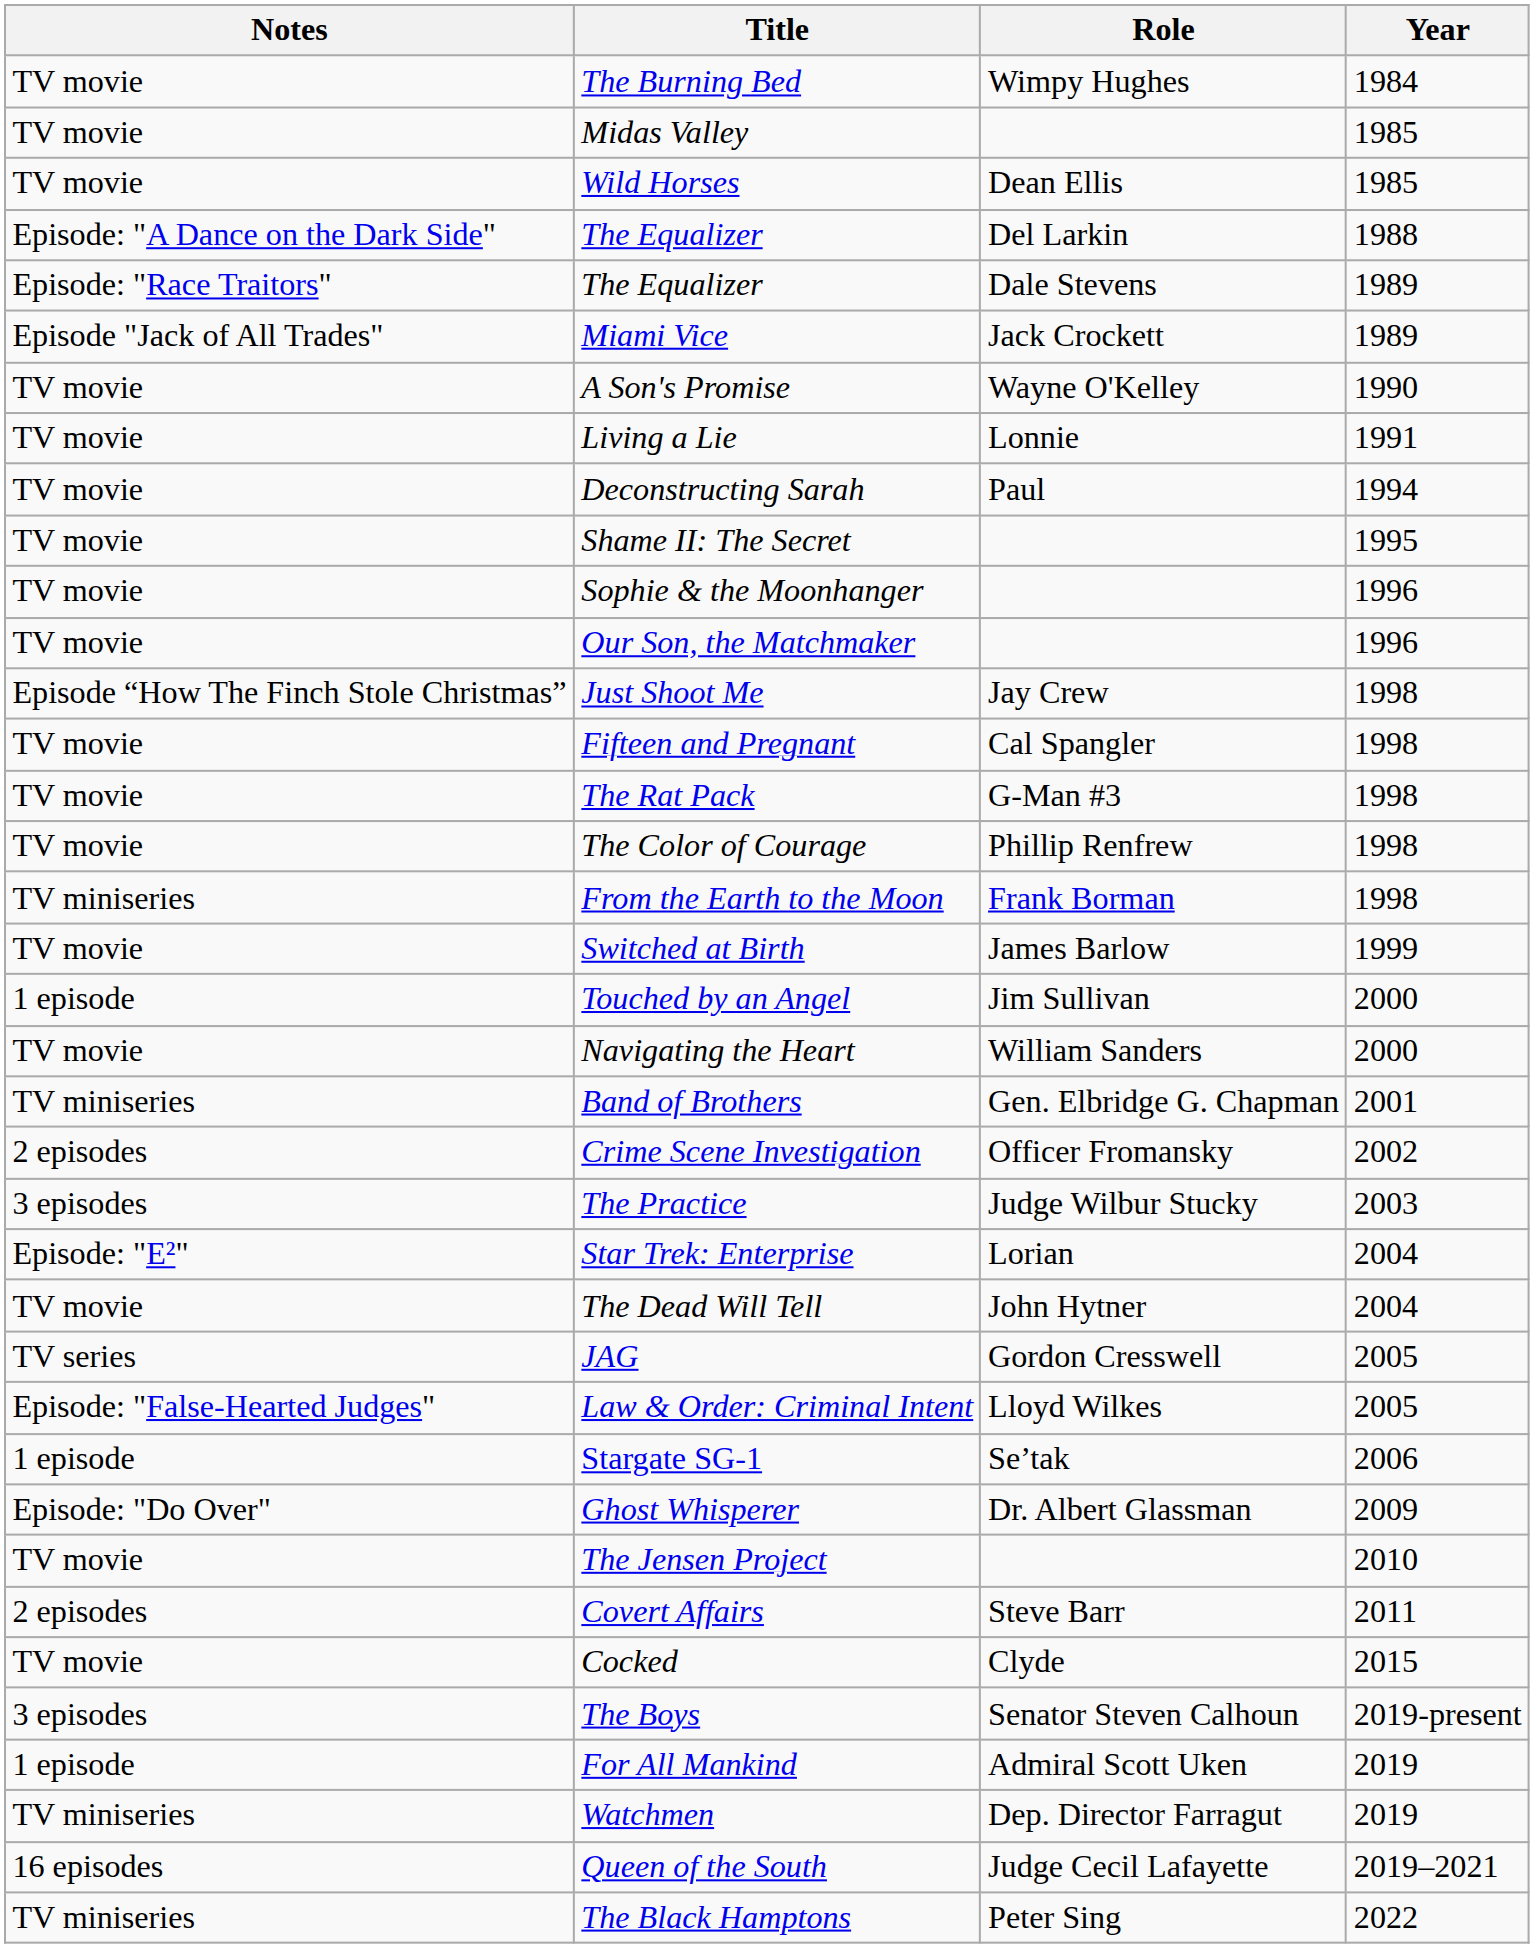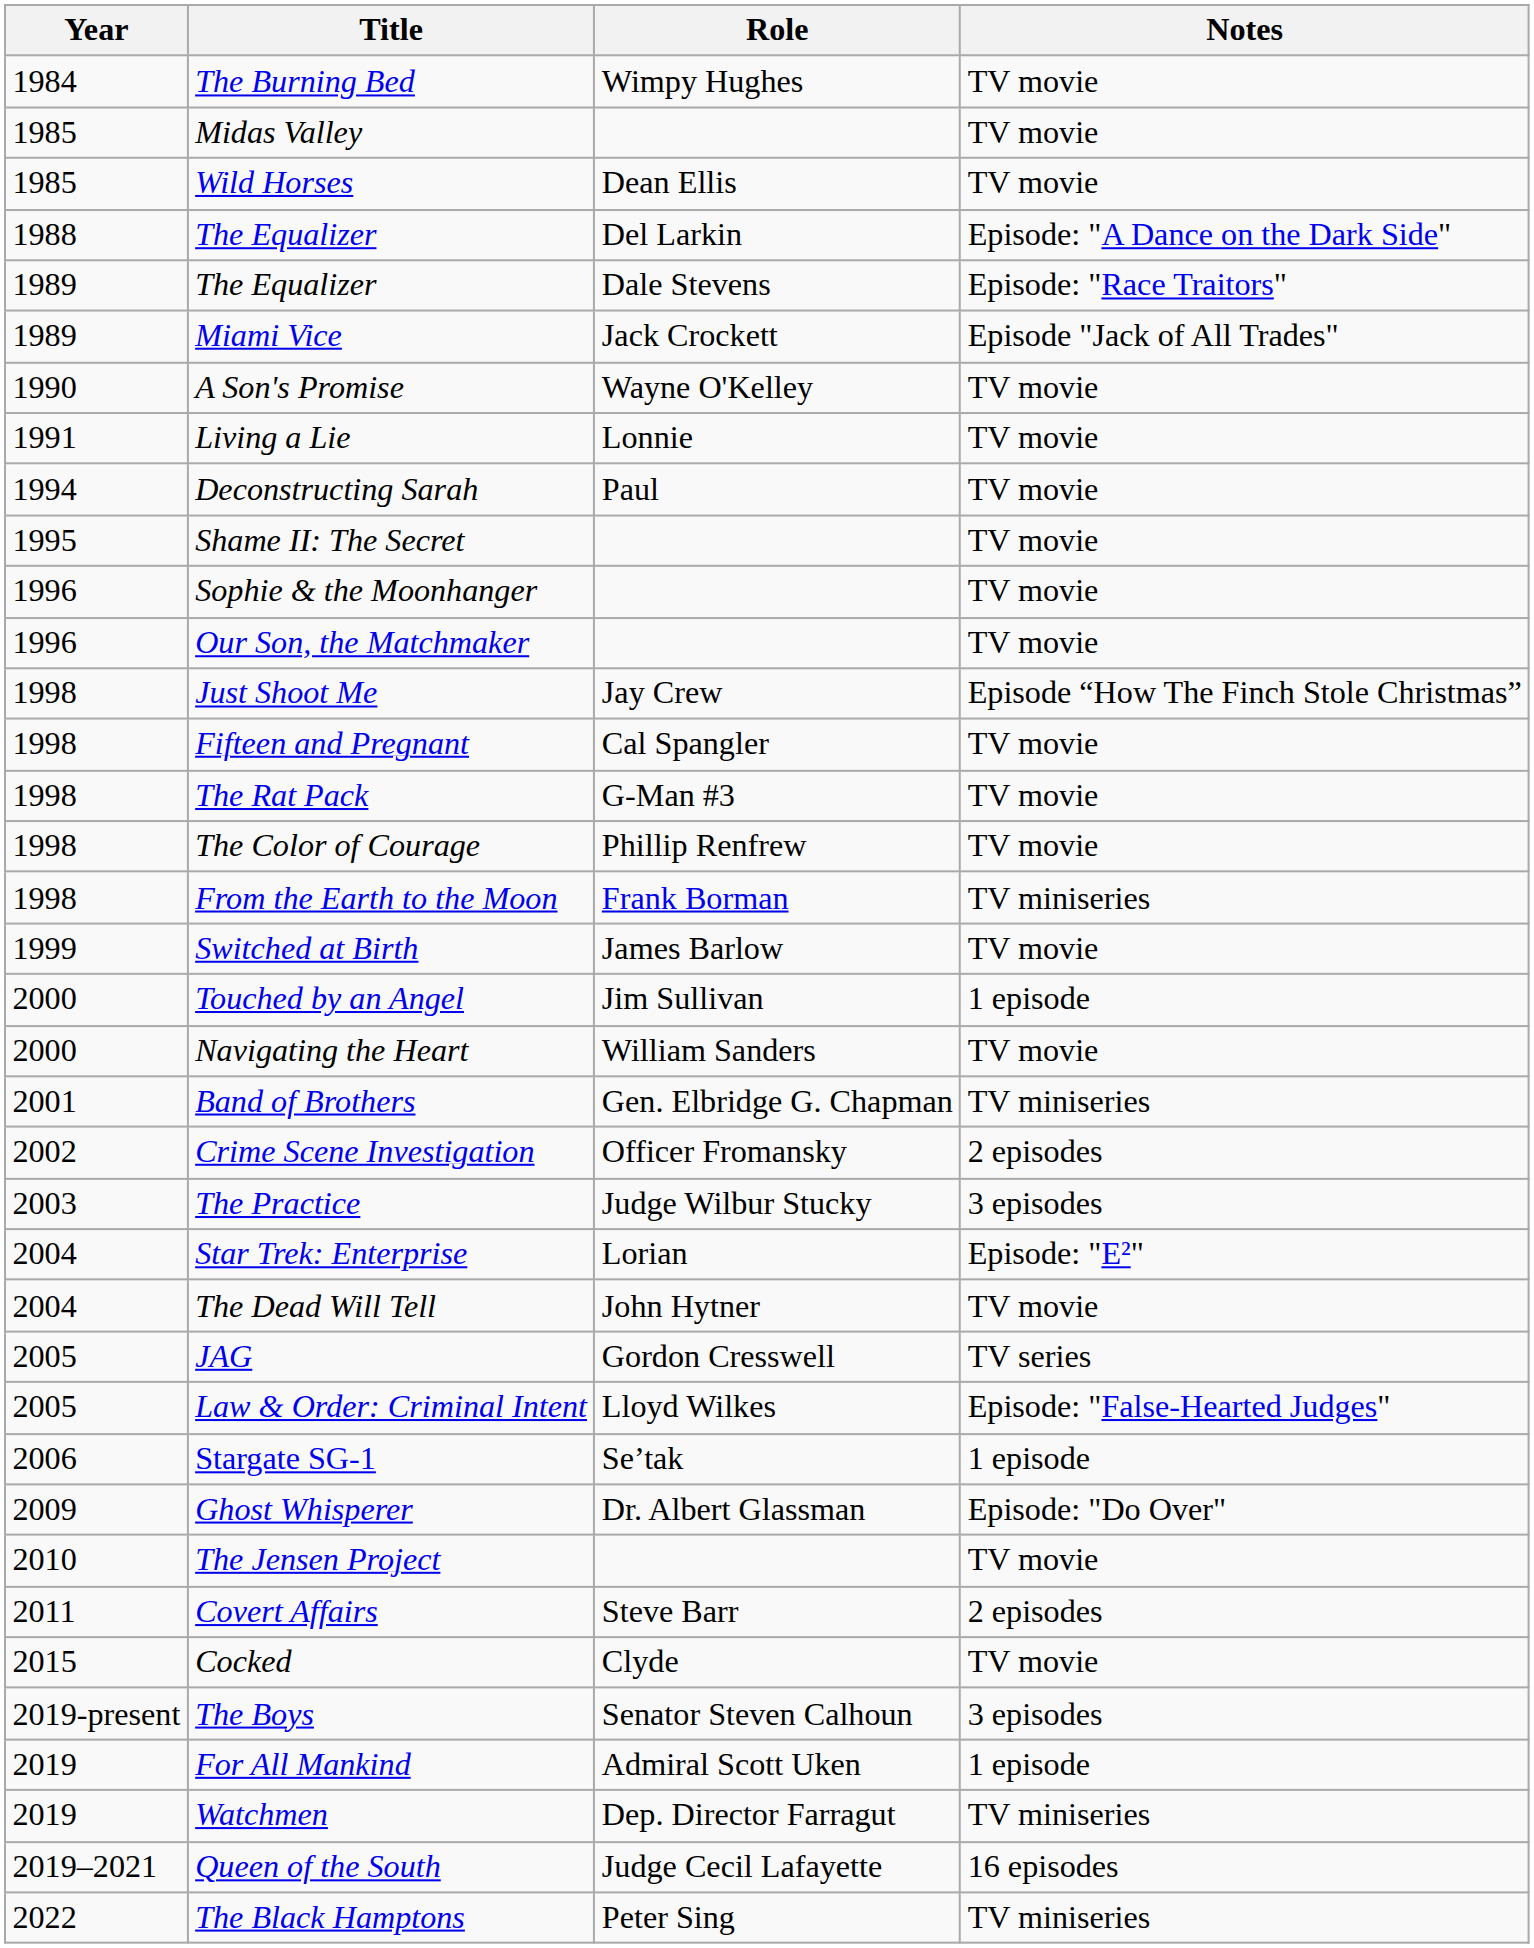columns swapped: (1438, 30) <-> (289, 30)
